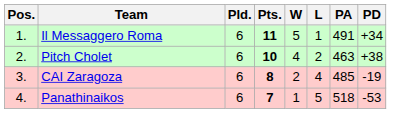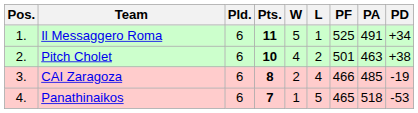+ column: (344, 14)
